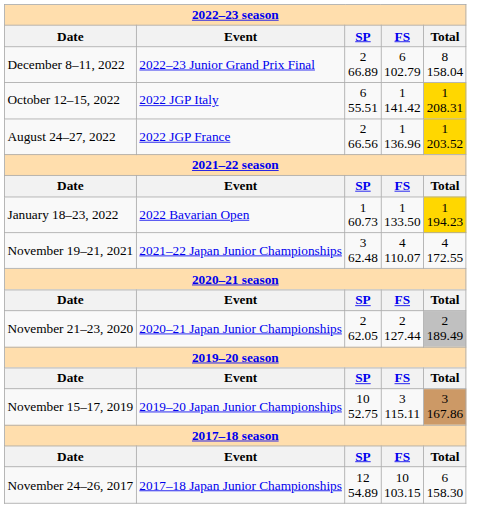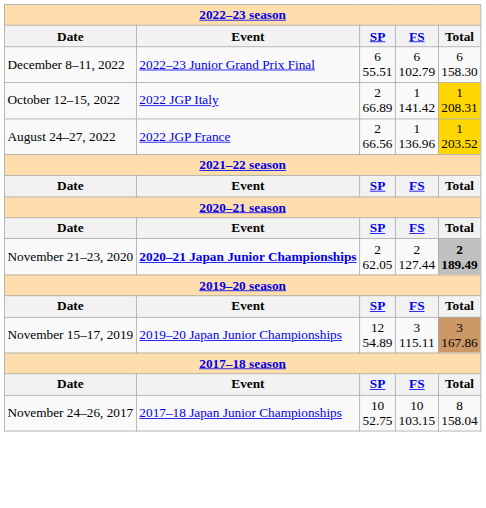(363, 64) 2 66.89 -> (378, 64) 6 55.51
(445, 64) 8 158.04 -> (460, 64) 6 158.30
(363, 100) 6 55.51 -> (378, 100) 2 66.89
- row: (63, 214)
- row: (70, 250)
(241, 328) normal -> (248, 256) bold
(445, 328) normal -> (460, 256) bold
(363, 406) 10 52.75 -> (378, 334) 12 54.89
(363, 485) 12 54.89 -> (378, 413) 10 52.75
(445, 485) 6 158.30 -> (460, 413) 8 158.04
